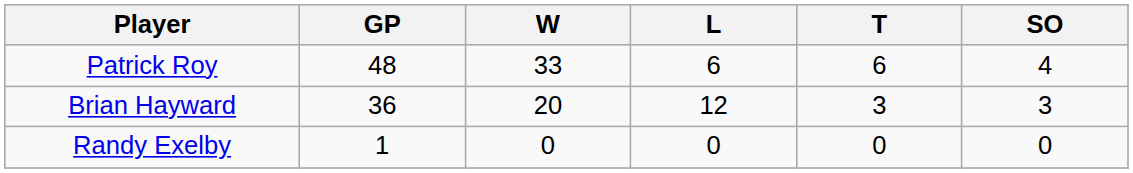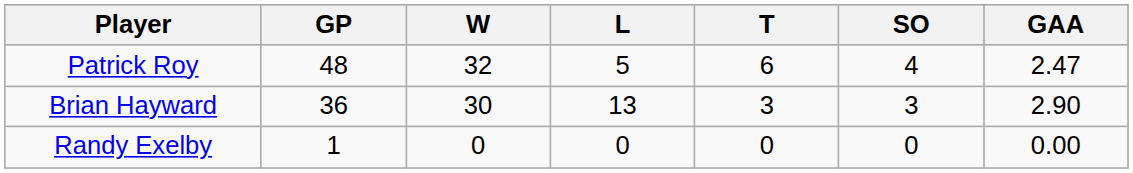+ column: (1056, 24)
(548, 65) 33 -> (478, 65) 32
(714, 65) 6 -> (622, 65) 5
(548, 106) 20 -> (478, 106) 30
(714, 106) 12 -> (622, 106) 13
